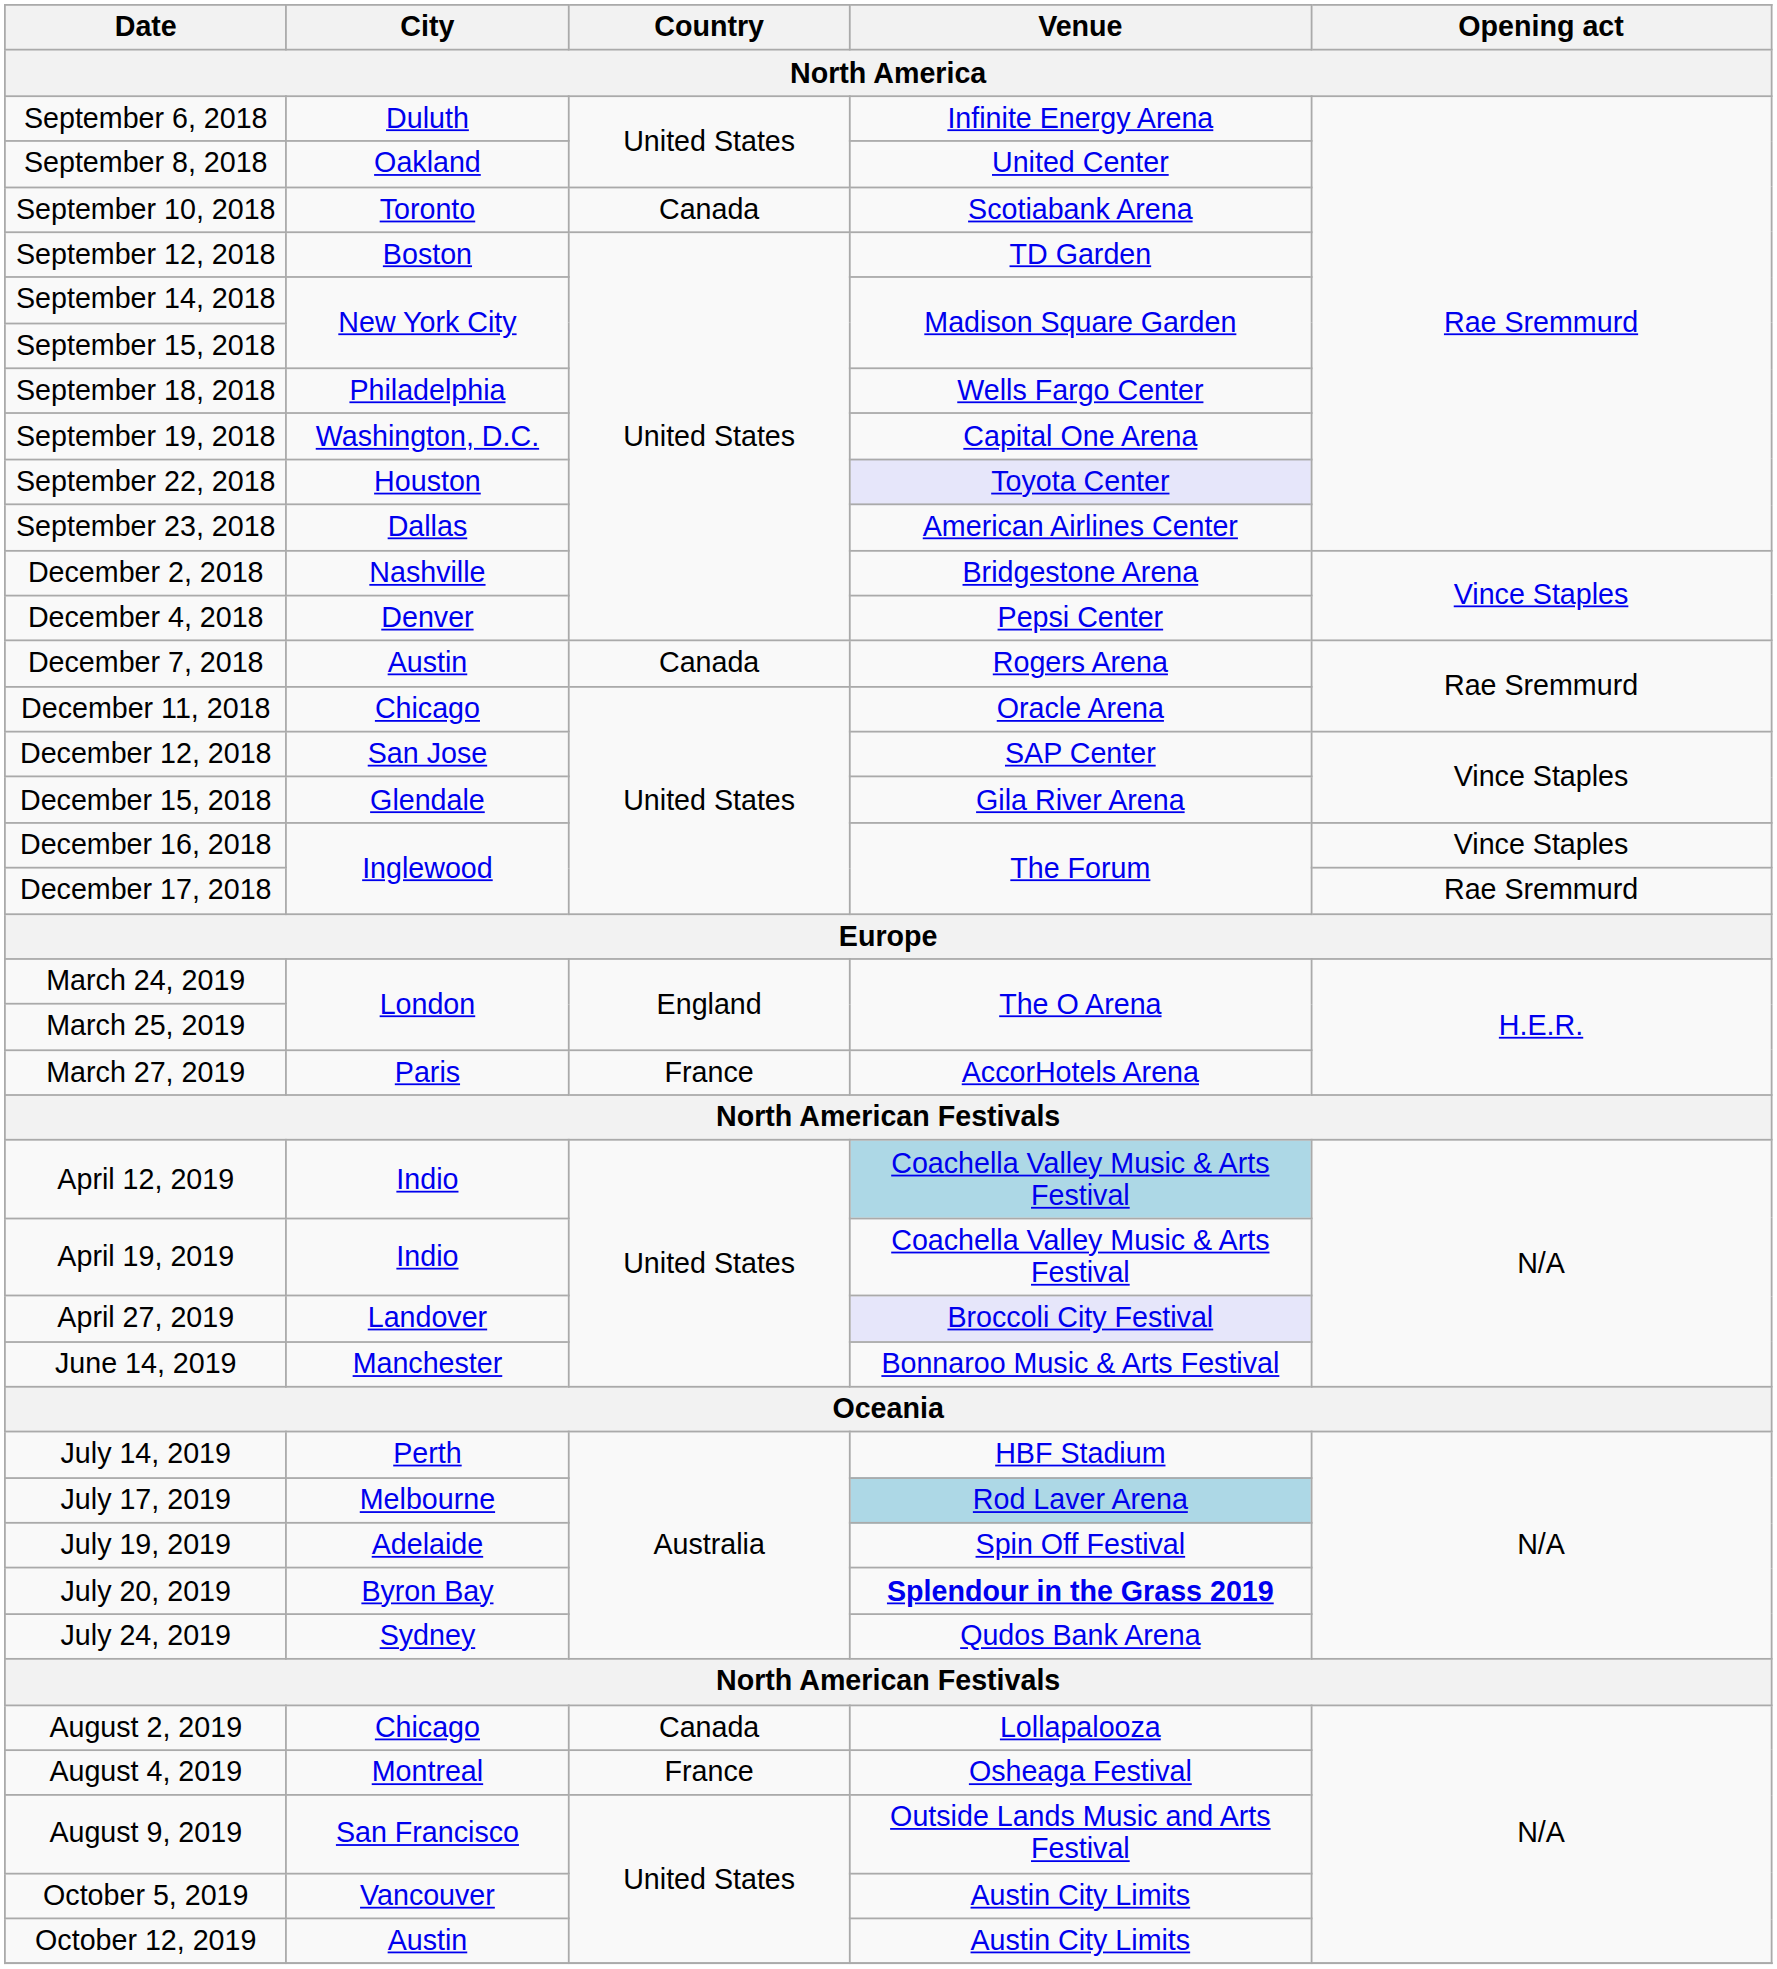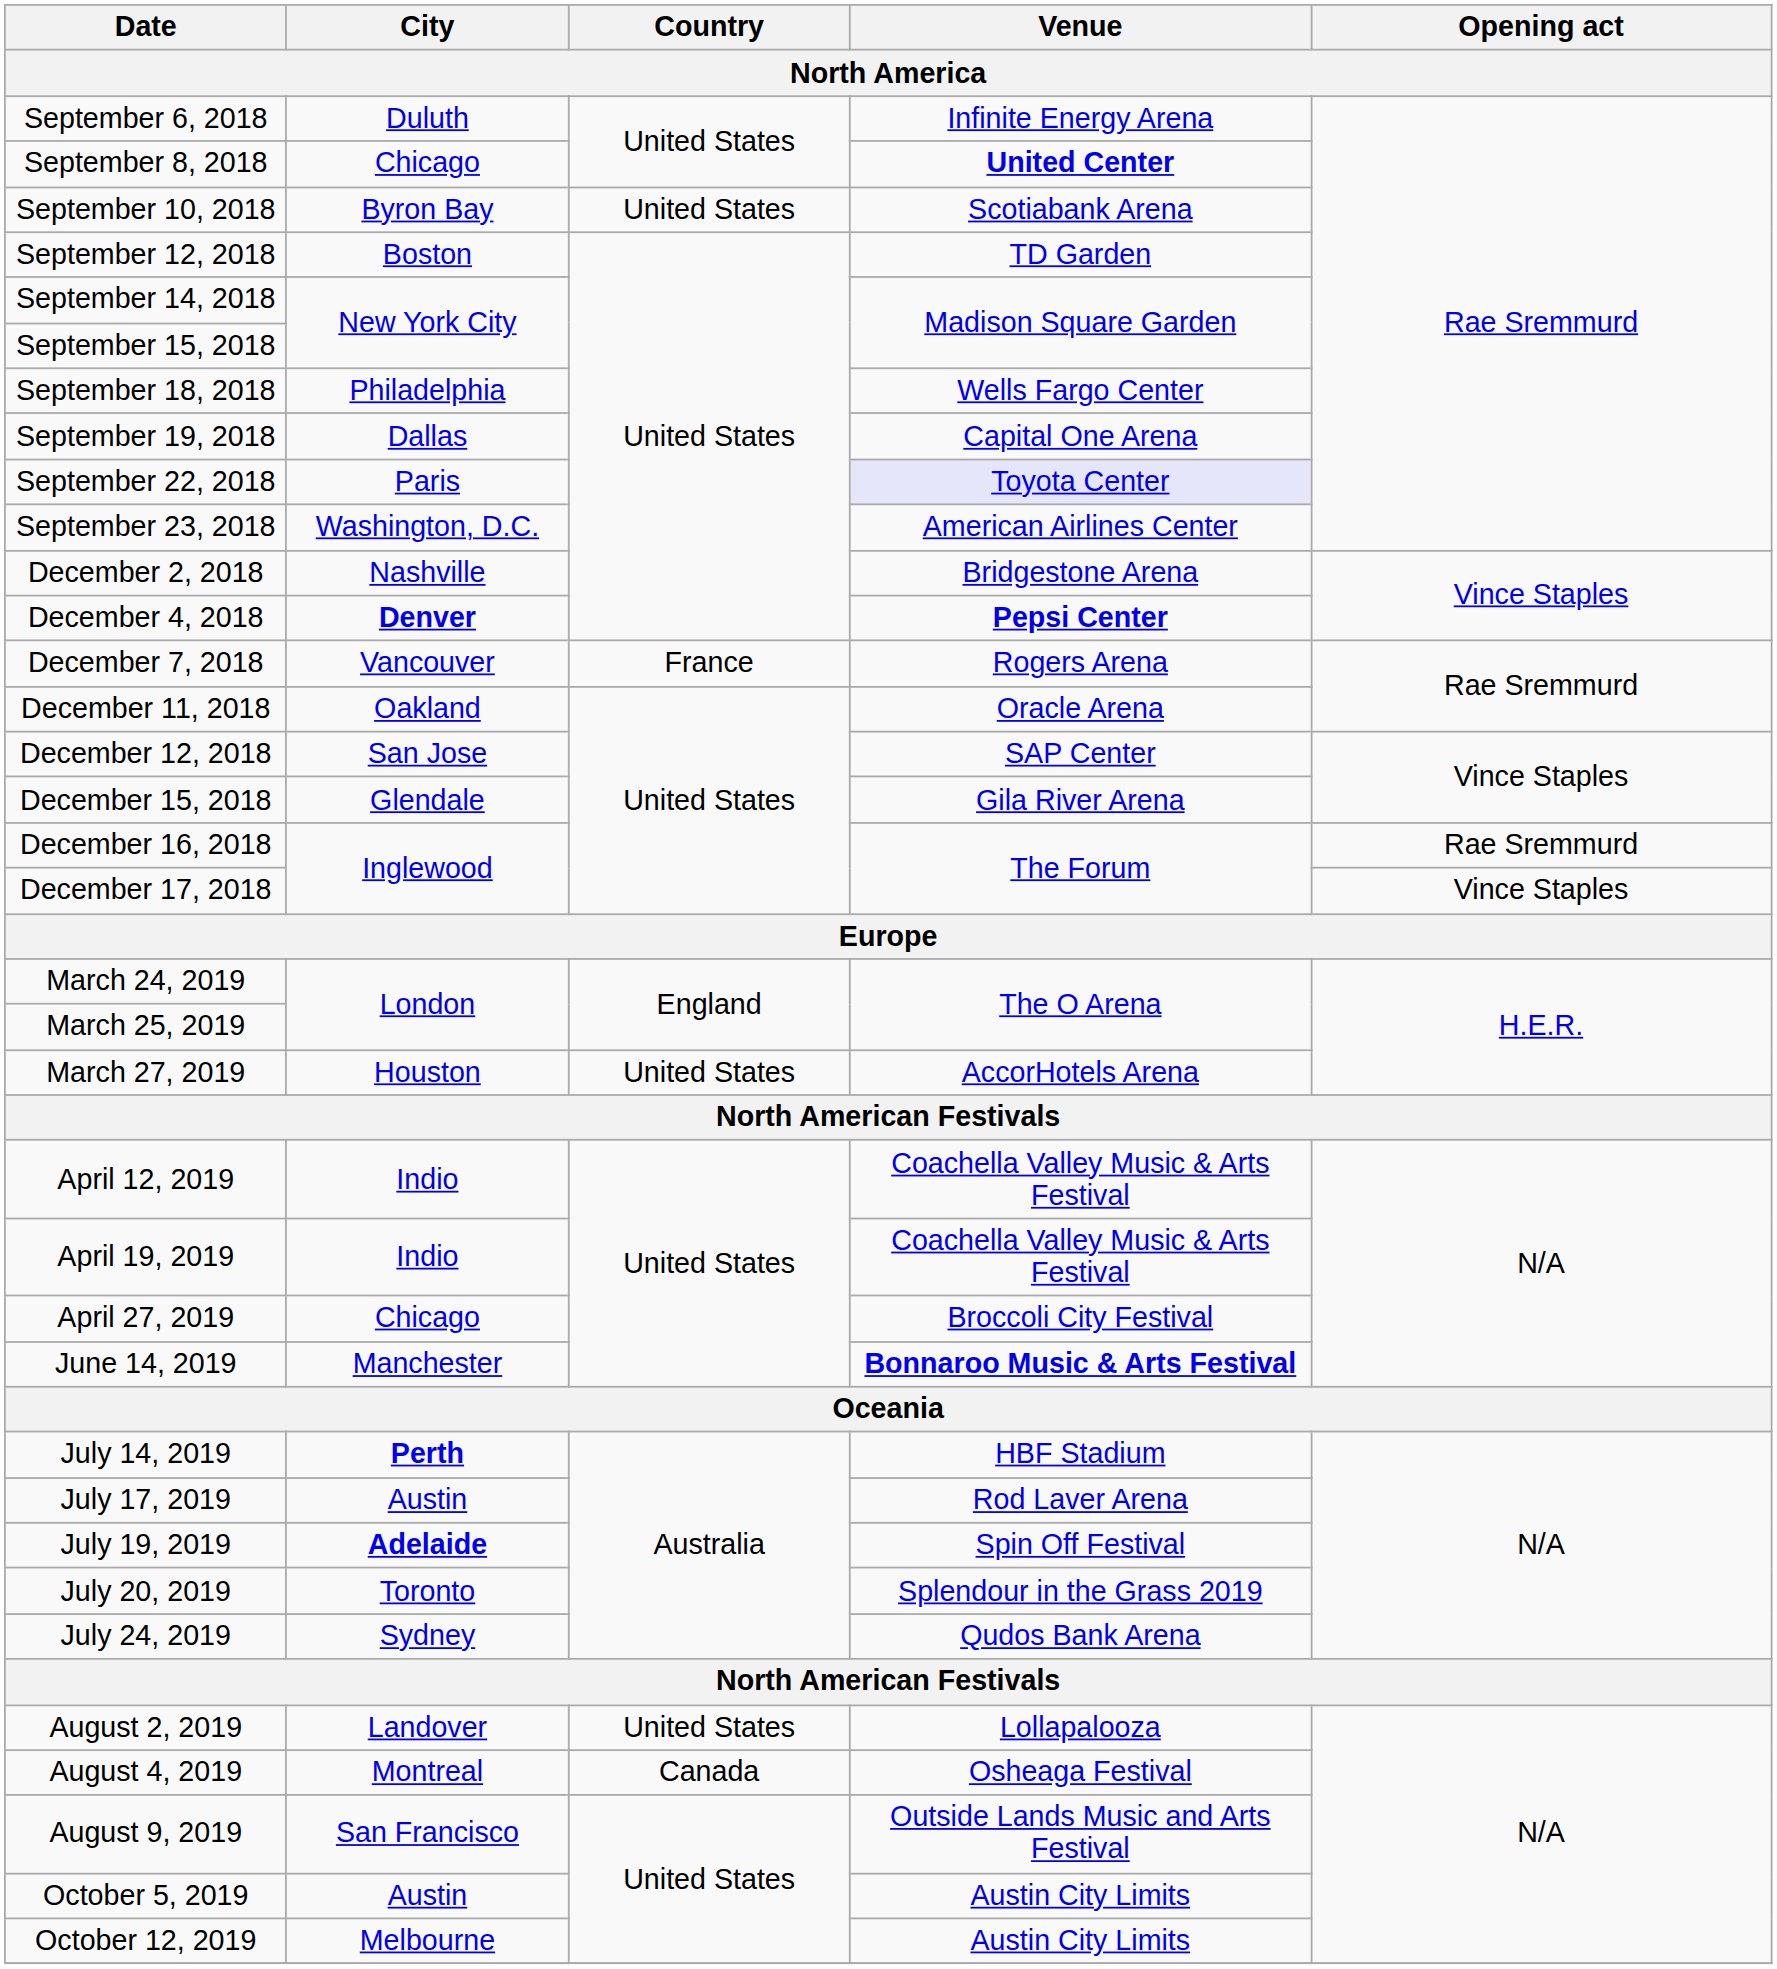(427, 163) Oakland -> (427, 163) Chicago
(1080, 163) normal -> (1080, 163) bold
(427, 208) Toronto -> (427, 208) Byron Bay
(709, 208) Canada -> (709, 208) United States
(427, 436) Washington, D.C. -> (427, 436) Dallas
(427, 481) Houston -> (427, 481) Paris
(427, 526) Dallas -> (427, 526) Washington, D.C.
(427, 617) normal -> (427, 617) bold
(1080, 617) normal -> (1080, 617) bold
(427, 663) Austin -> (427, 663) Vancouver
(709, 663) Canada -> (709, 663) France
(427, 708) Chicago -> (427, 708) Oakland
(1541, 844) Vince Staples -> (1541, 844) Rae Sremmurd
(1541, 890) Rae Sremmurd -> (1541, 890) Vince Staples
(427, 1071) Paris -> (427, 1071) Houston
(709, 1071) France -> (709, 1071) United States
(1080, 1178) lightblue background -> (1080, 1178) no background
(427, 1318) Landover -> (427, 1318) Chicago
(1080, 1318) lavender background -> (1080, 1318) no background
(1080, 1363) normal -> (1080, 1363) bold
(427, 1454) normal -> (427, 1454) bold
(427, 1499) Melbourne -> (427, 1499) Austin
(1080, 1499) lightblue background -> (1080, 1499) no background
(427, 1545) normal -> (427, 1545) bold
(427, 1590) Byron Bay -> (427, 1590) Toronto
(1080, 1590) bold -> (1080, 1590) normal
(427, 1726) Chicago -> (427, 1726) Landover
(709, 1726) Canada -> (709, 1726) United States
(709, 1772) France -> (709, 1772) Canada
(427, 1895) Vancouver -> (427, 1895) Austin
(427, 1940) Austin -> (427, 1940) Melbourne
